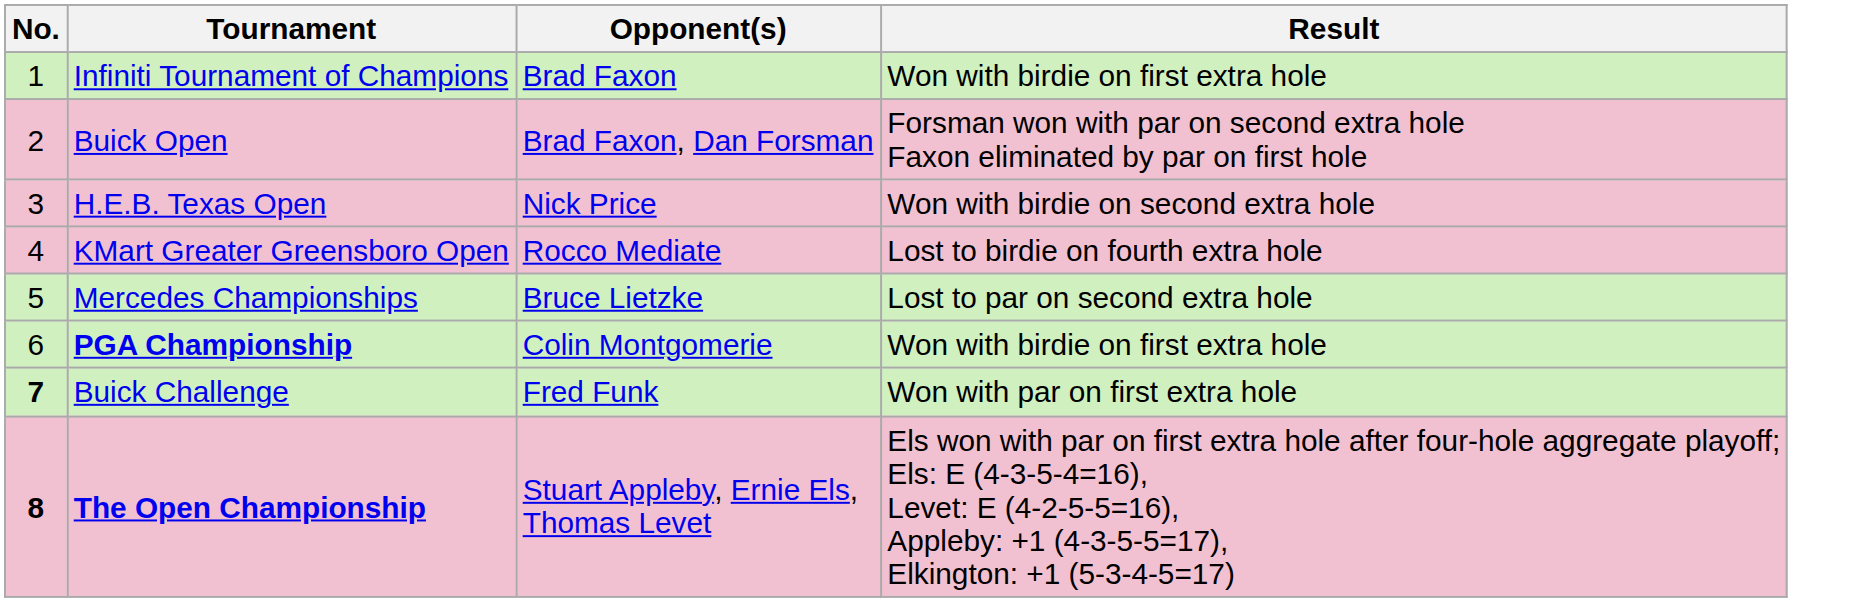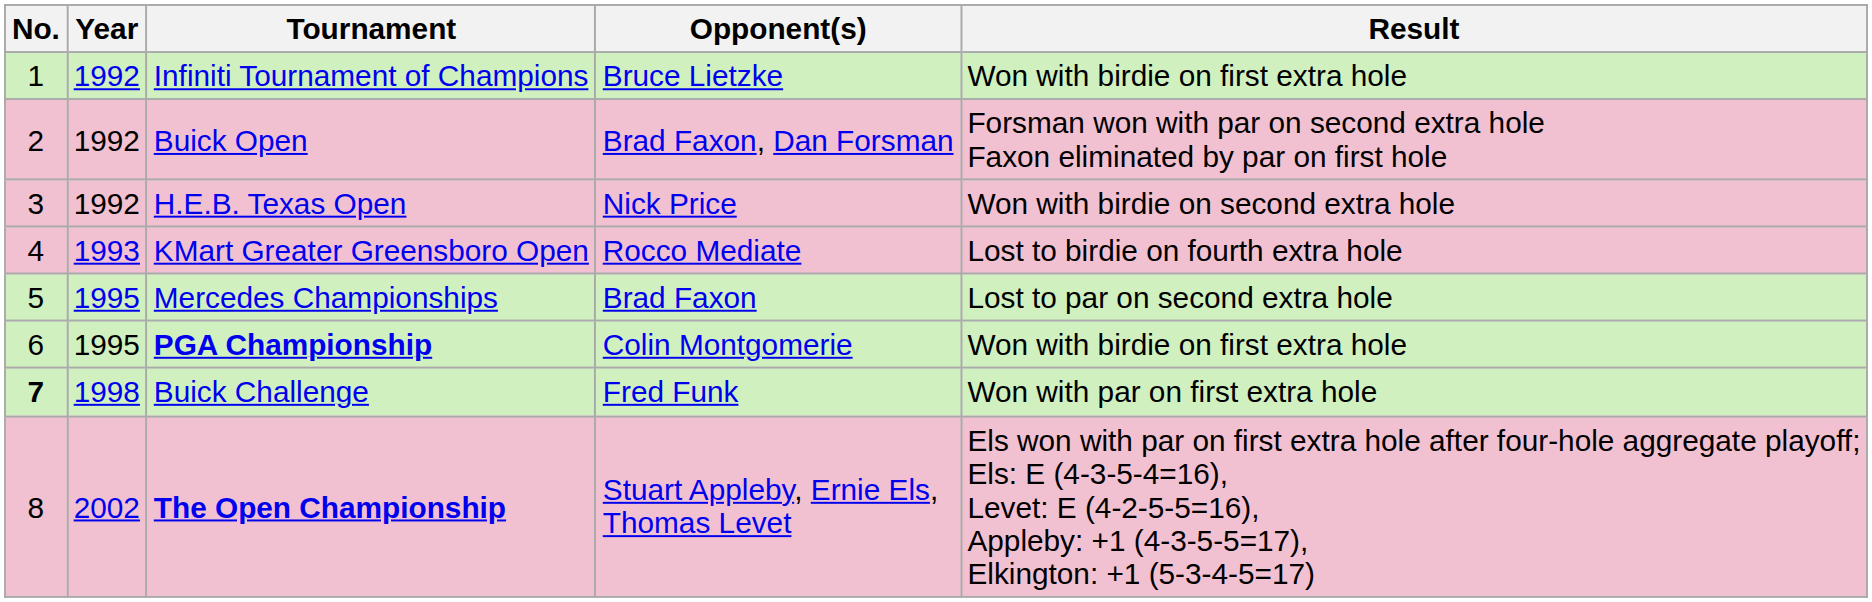+ column: (107, 29)
(600, 76) Brad Faxon -> (693, 76) Bruce Lietzke
(613, 298) Bruce Lietzke -> (680, 298) Brad Faxon
(36, 506) bold -> (36, 506) normal
